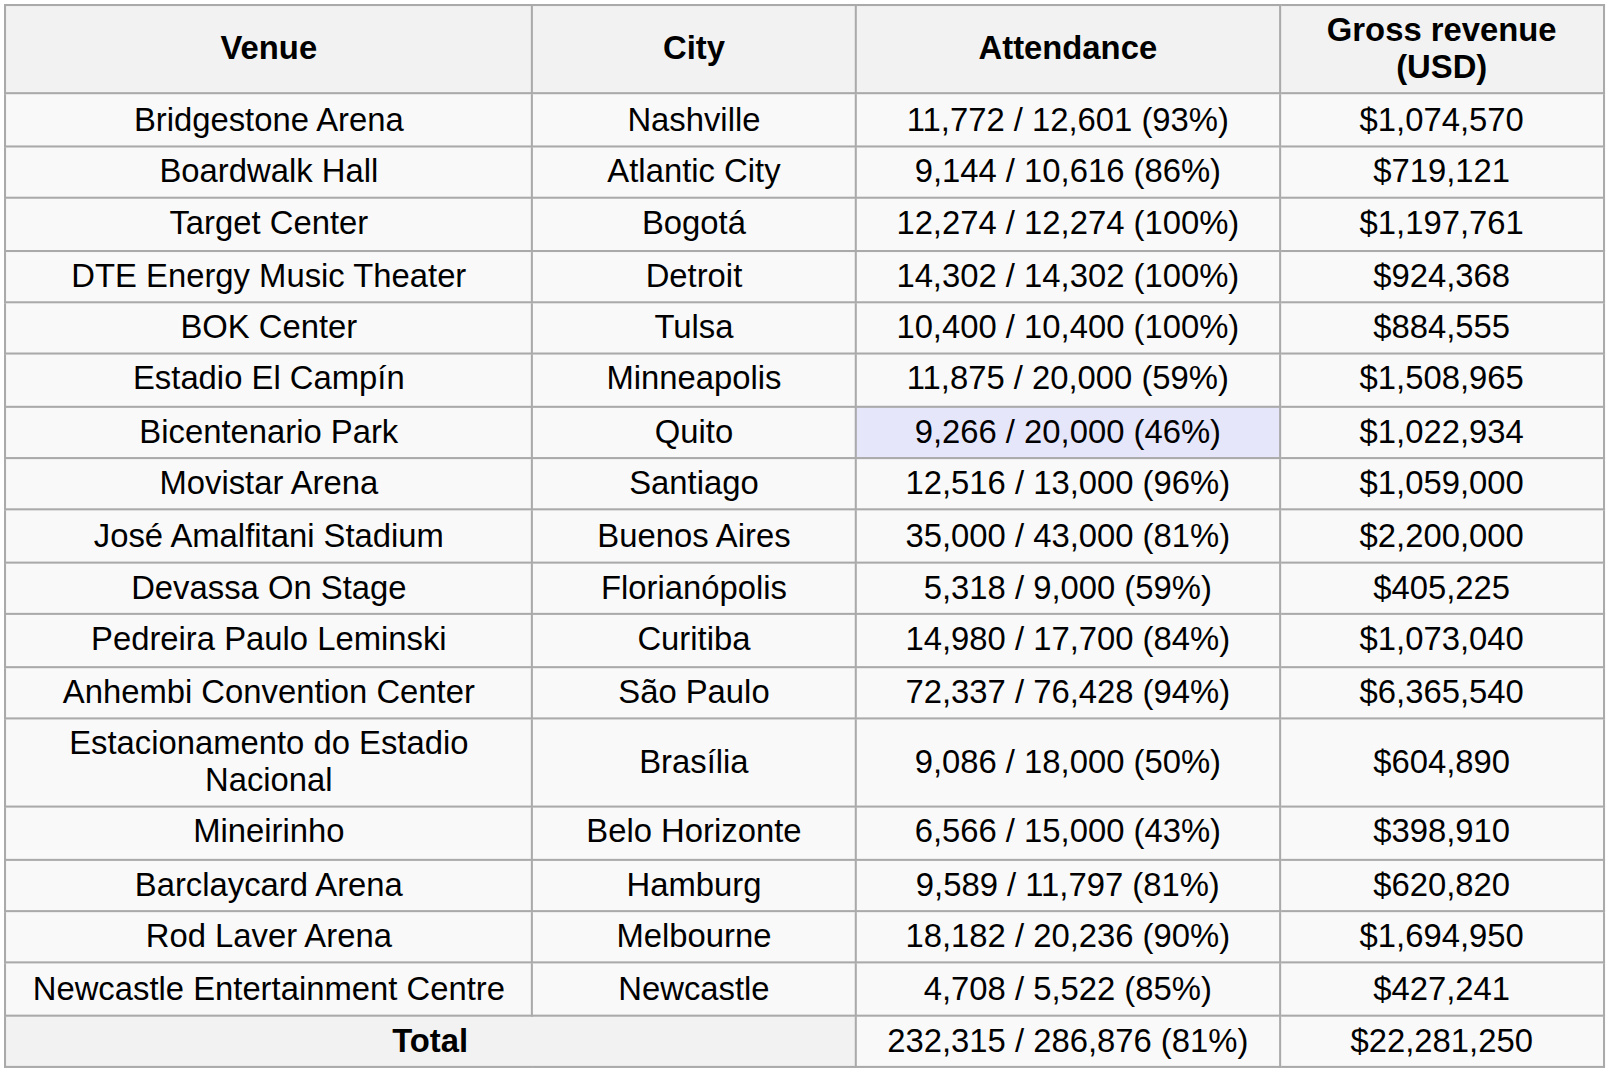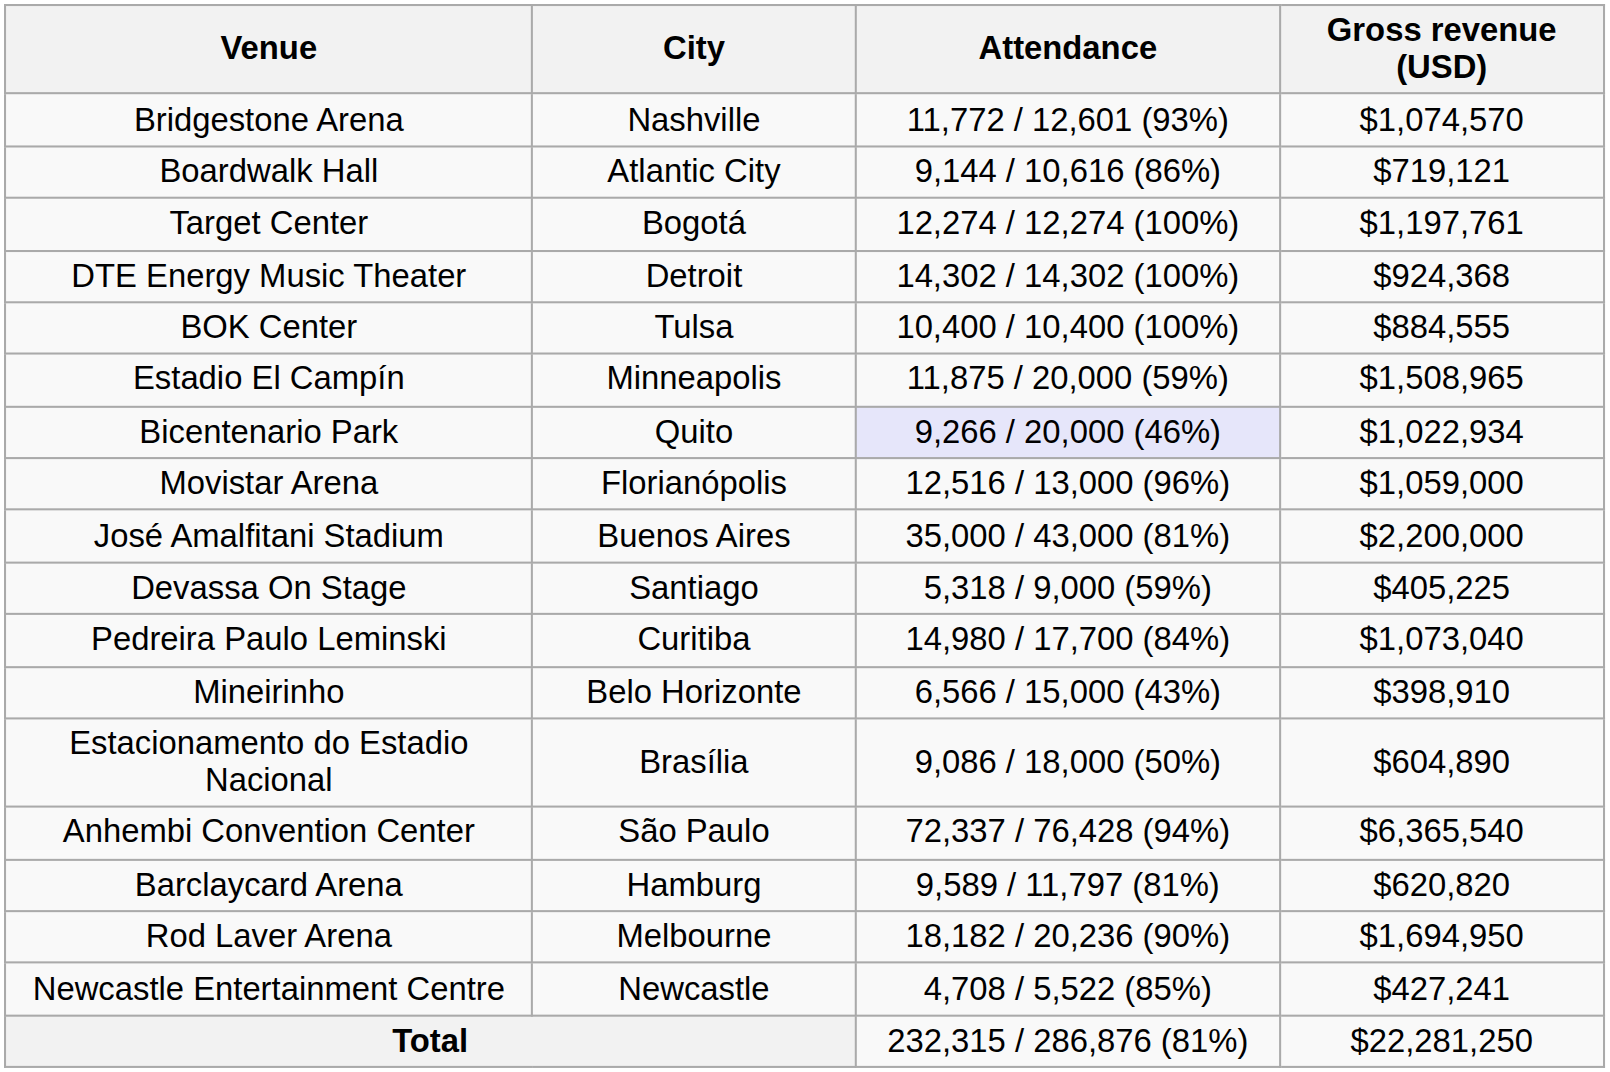(694, 483) Santiago -> (694, 483) Florianópolis
(694, 587) Florianópolis -> (694, 587) Santiago
rows swapped: (269, 832) <-> (269, 691)
